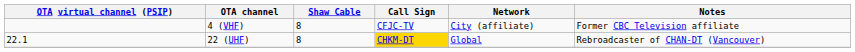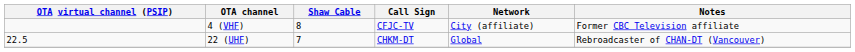(17, 40) 22.1 -> (17, 40) 22.5
(299, 40) 8 -> (299, 40) 7
(395, 40) gold background -> (395, 40) no background
